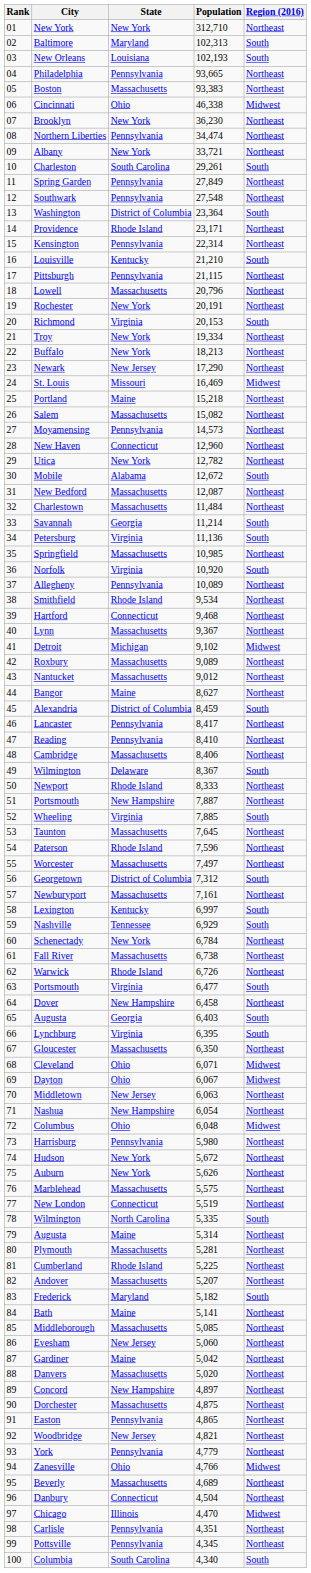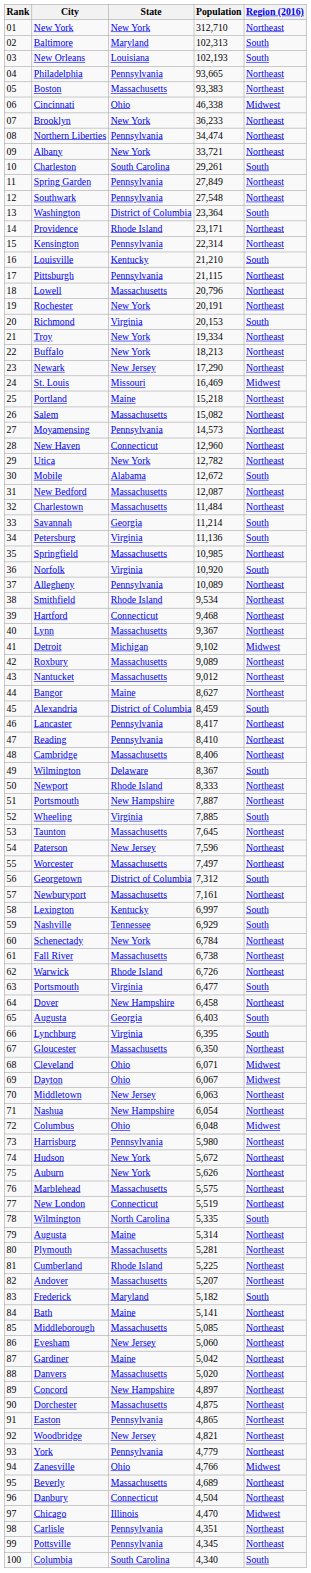(209, 120) 36,230 -> (209, 120) 36,233
(137, 848) Rhode Island -> (133, 848) New Jersey
